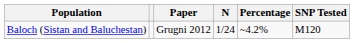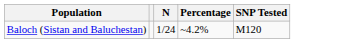- column: (184, 13)
